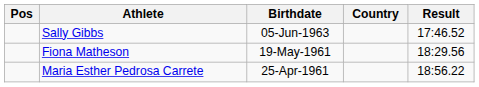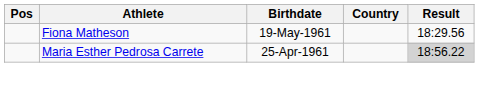- row: (73, 33)
(441, 71) no background -> (441, 52) lightgrey background
